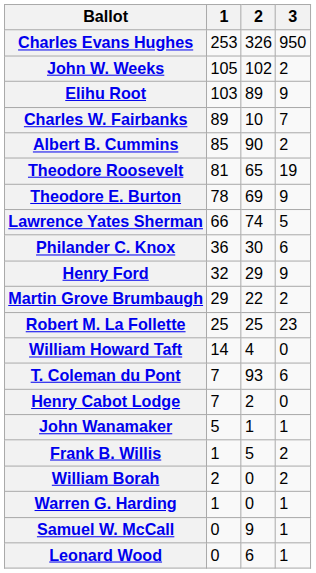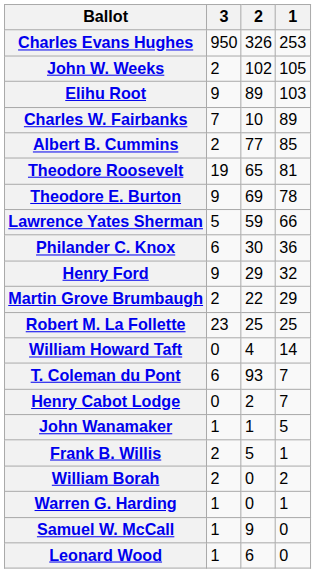columns swapped: (224, 17) <-> (293, 17)
(254, 145) 90 -> (254, 145) 77
(254, 222) 74 -> (254, 222) 59
